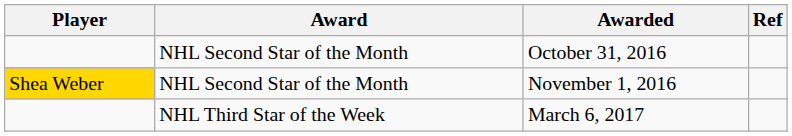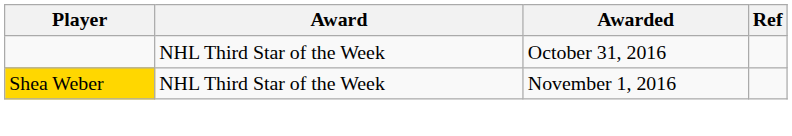(284, 51) NHL Second Star of the Month -> (272, 51) NHL Third Star of the Week
(284, 83) NHL Second Star of the Month -> (272, 83) NHL Third Star of the Week
- row: (586, 114)
